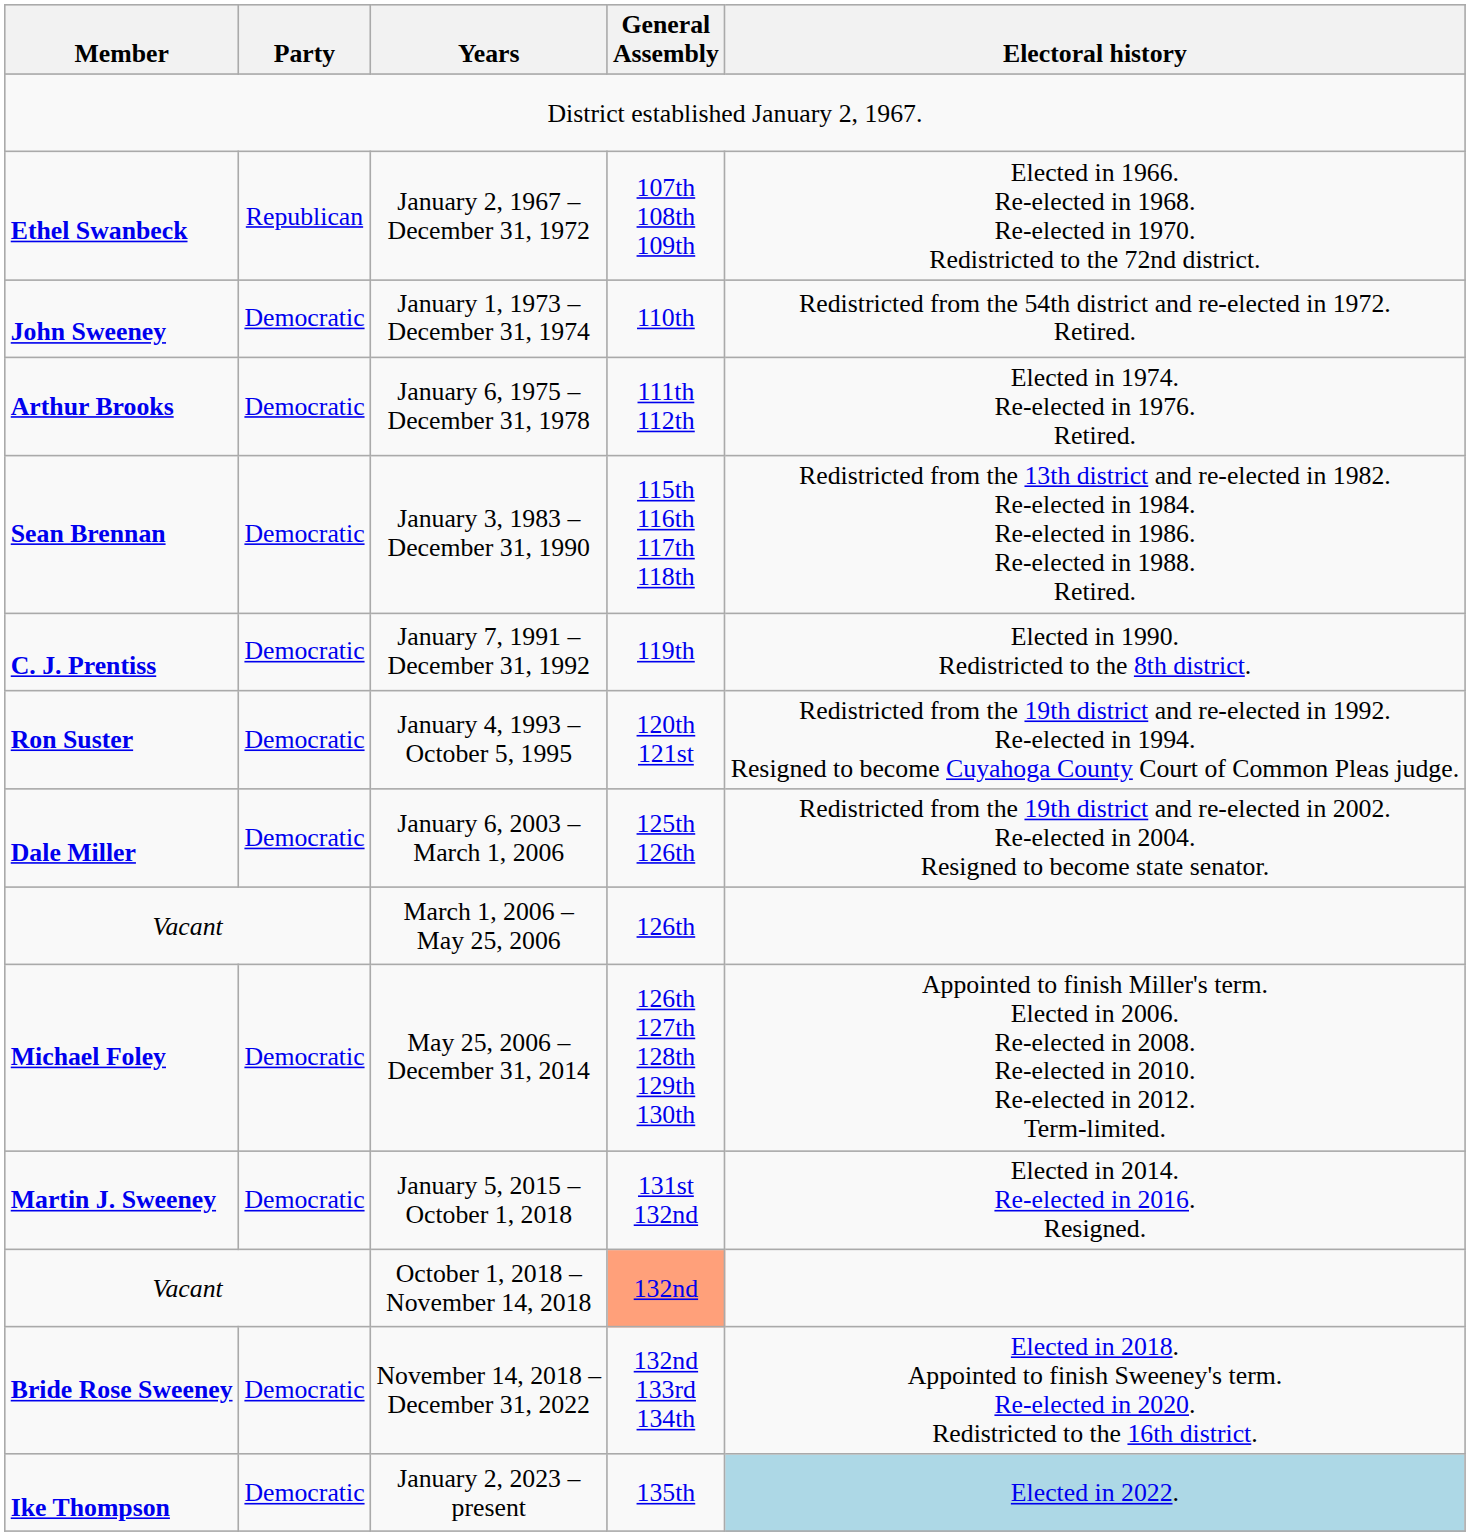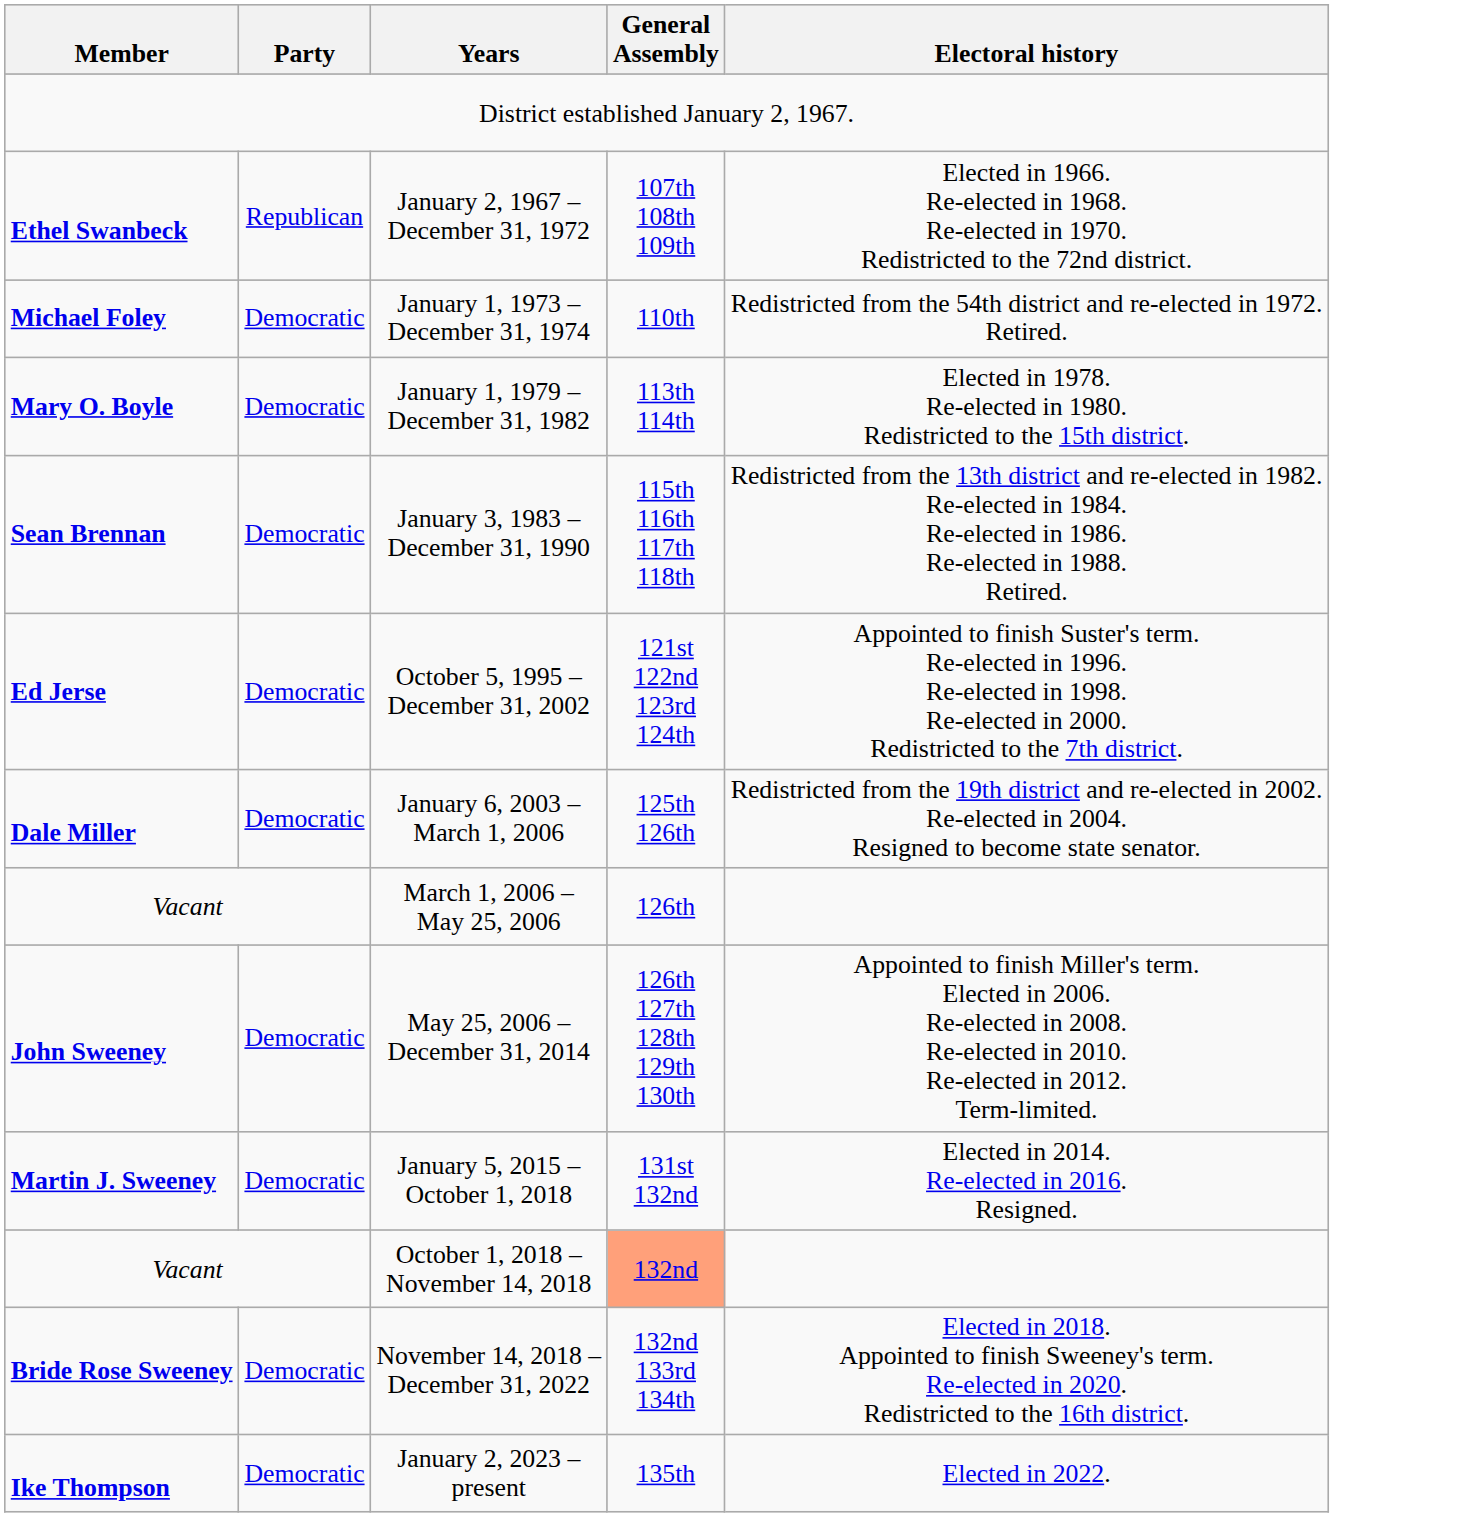(88, 332) John Sweeney -> (88, 318) Michael Foley
- row: (489, 406)
+ row: (489, 406)
- row: (489, 650)
- row: (489, 738)
+ row: (489, 690)
(88, 1057) Michael Foley -> (88, 1052) John Sweeney
(1095, 1492) lightblue background -> (1027, 1473) no background
